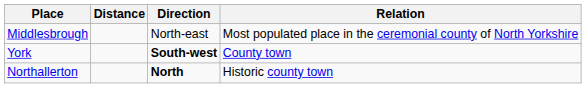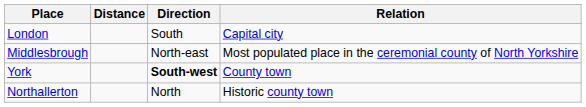+ row: (28, 33)
(167, 72) bold -> (166, 92) normal
